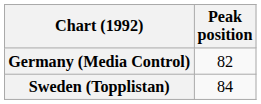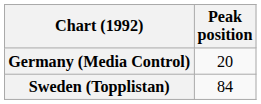(225, 61) 82 -> (225, 61) 20
